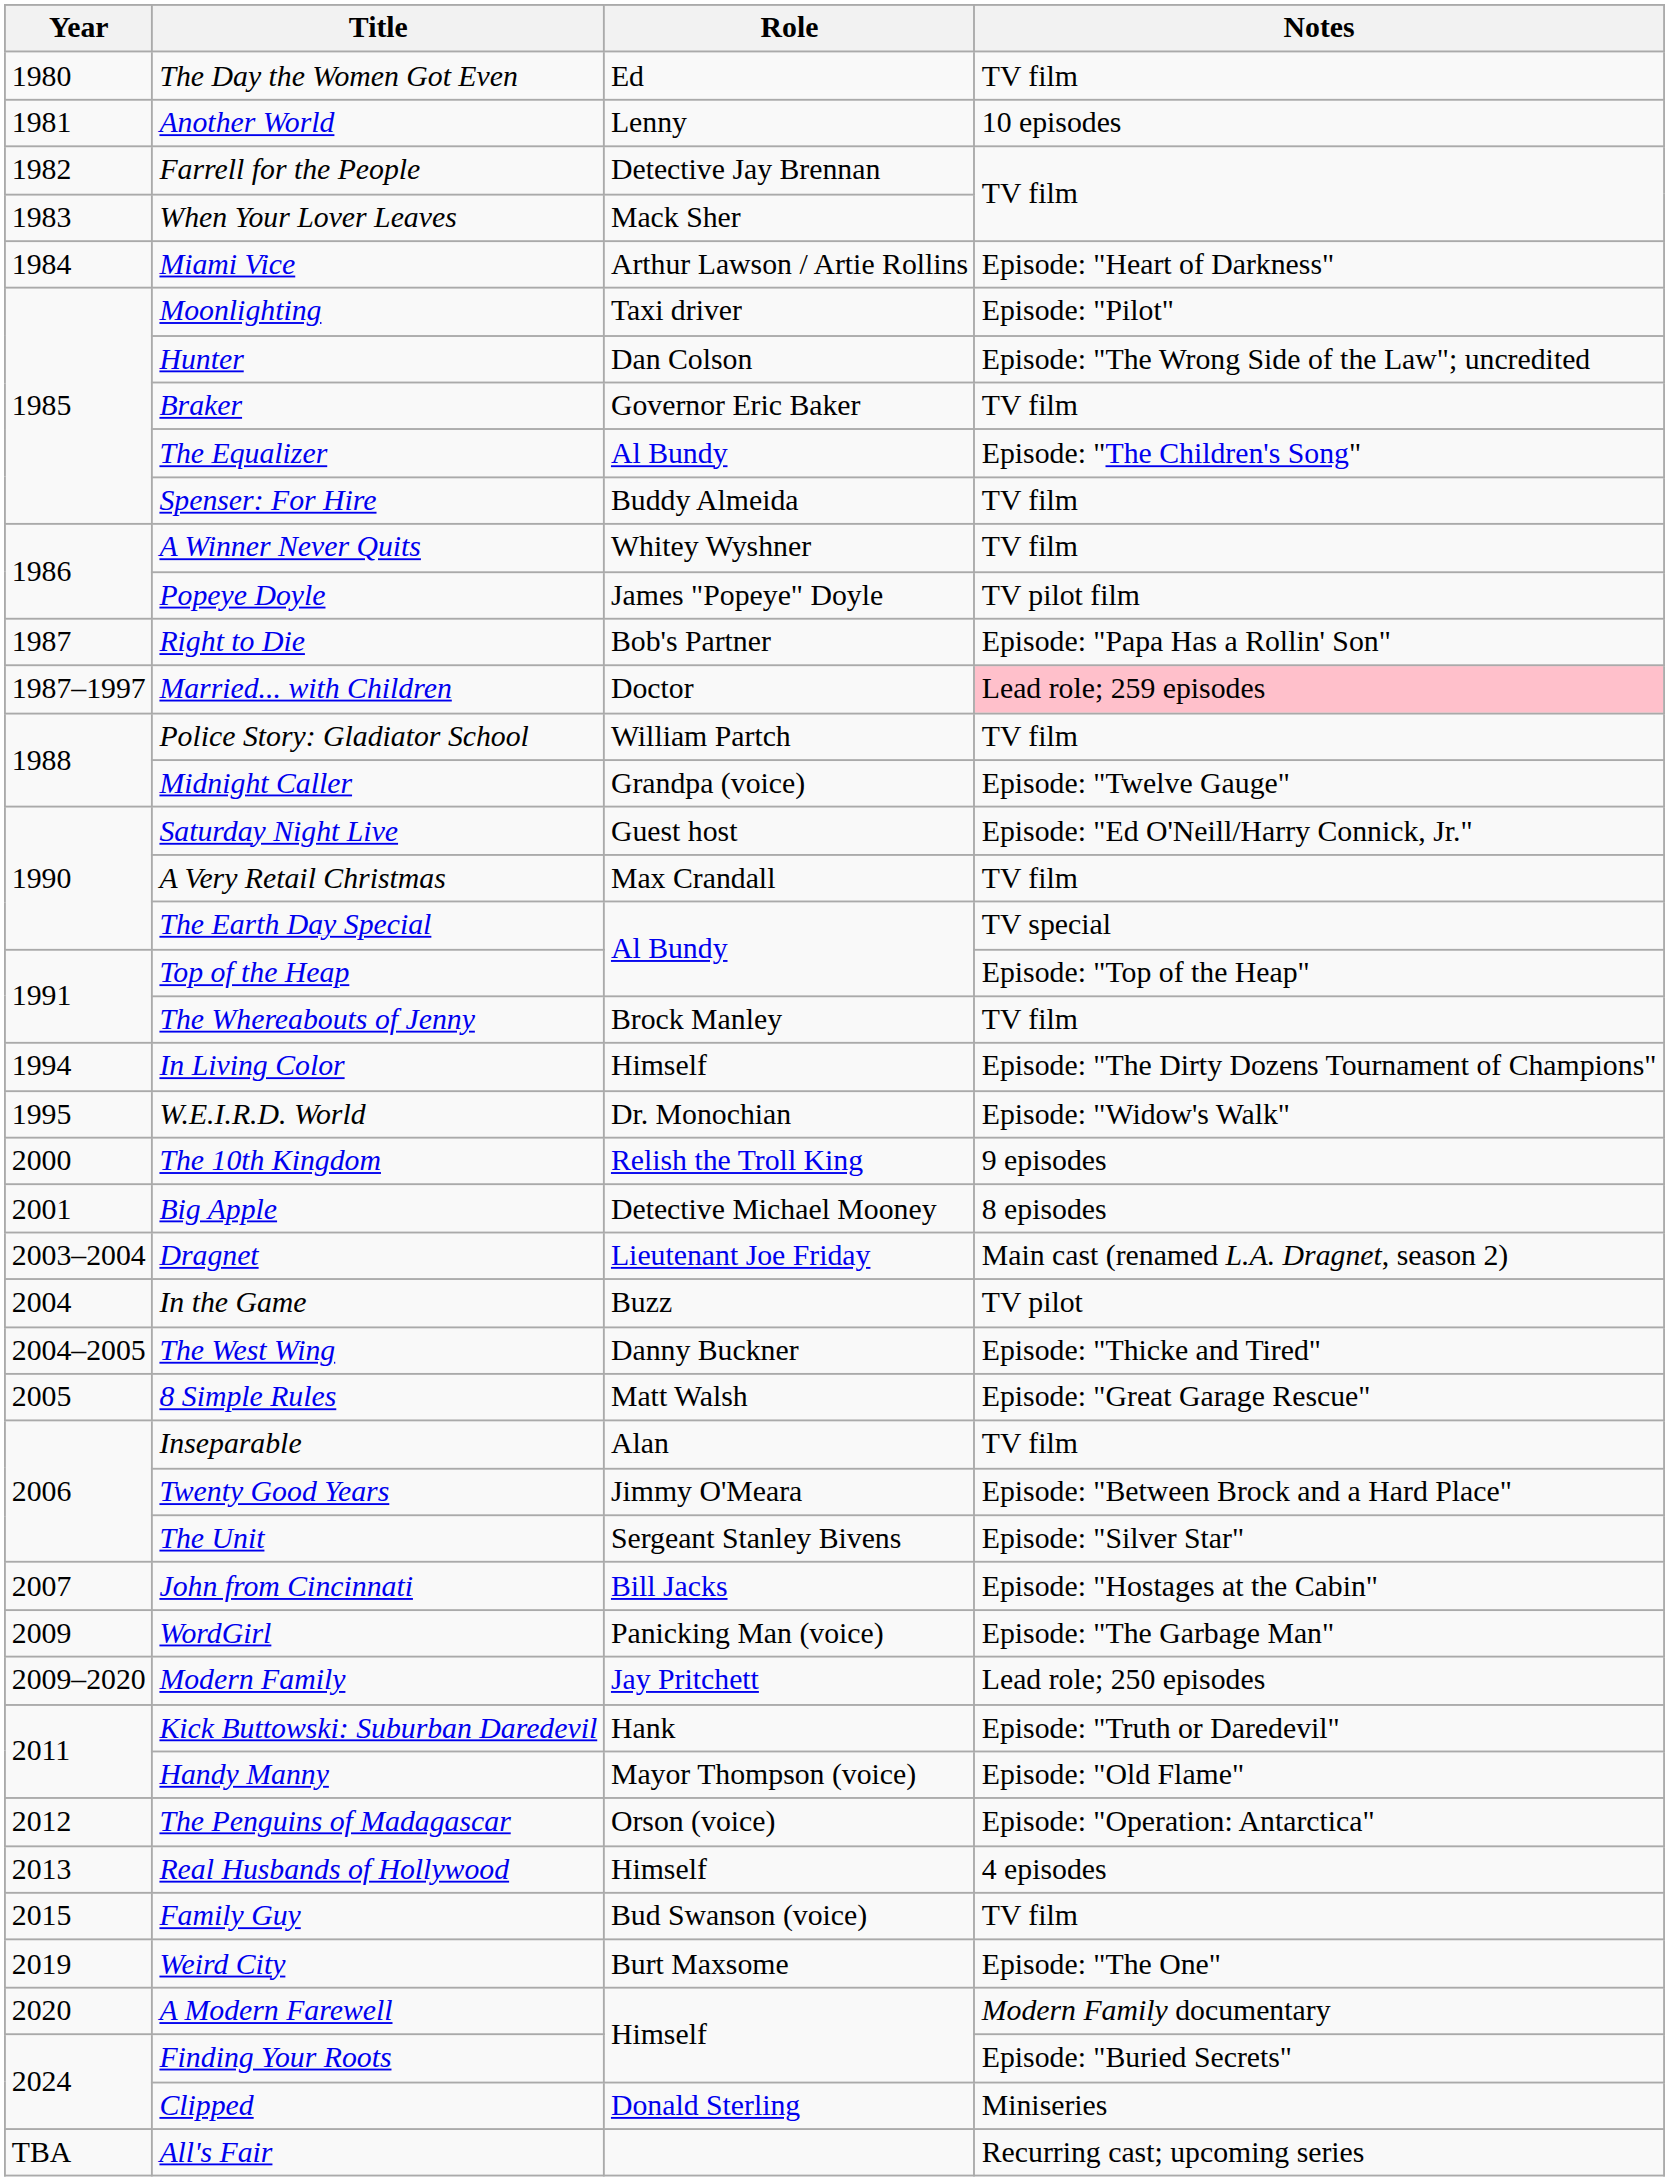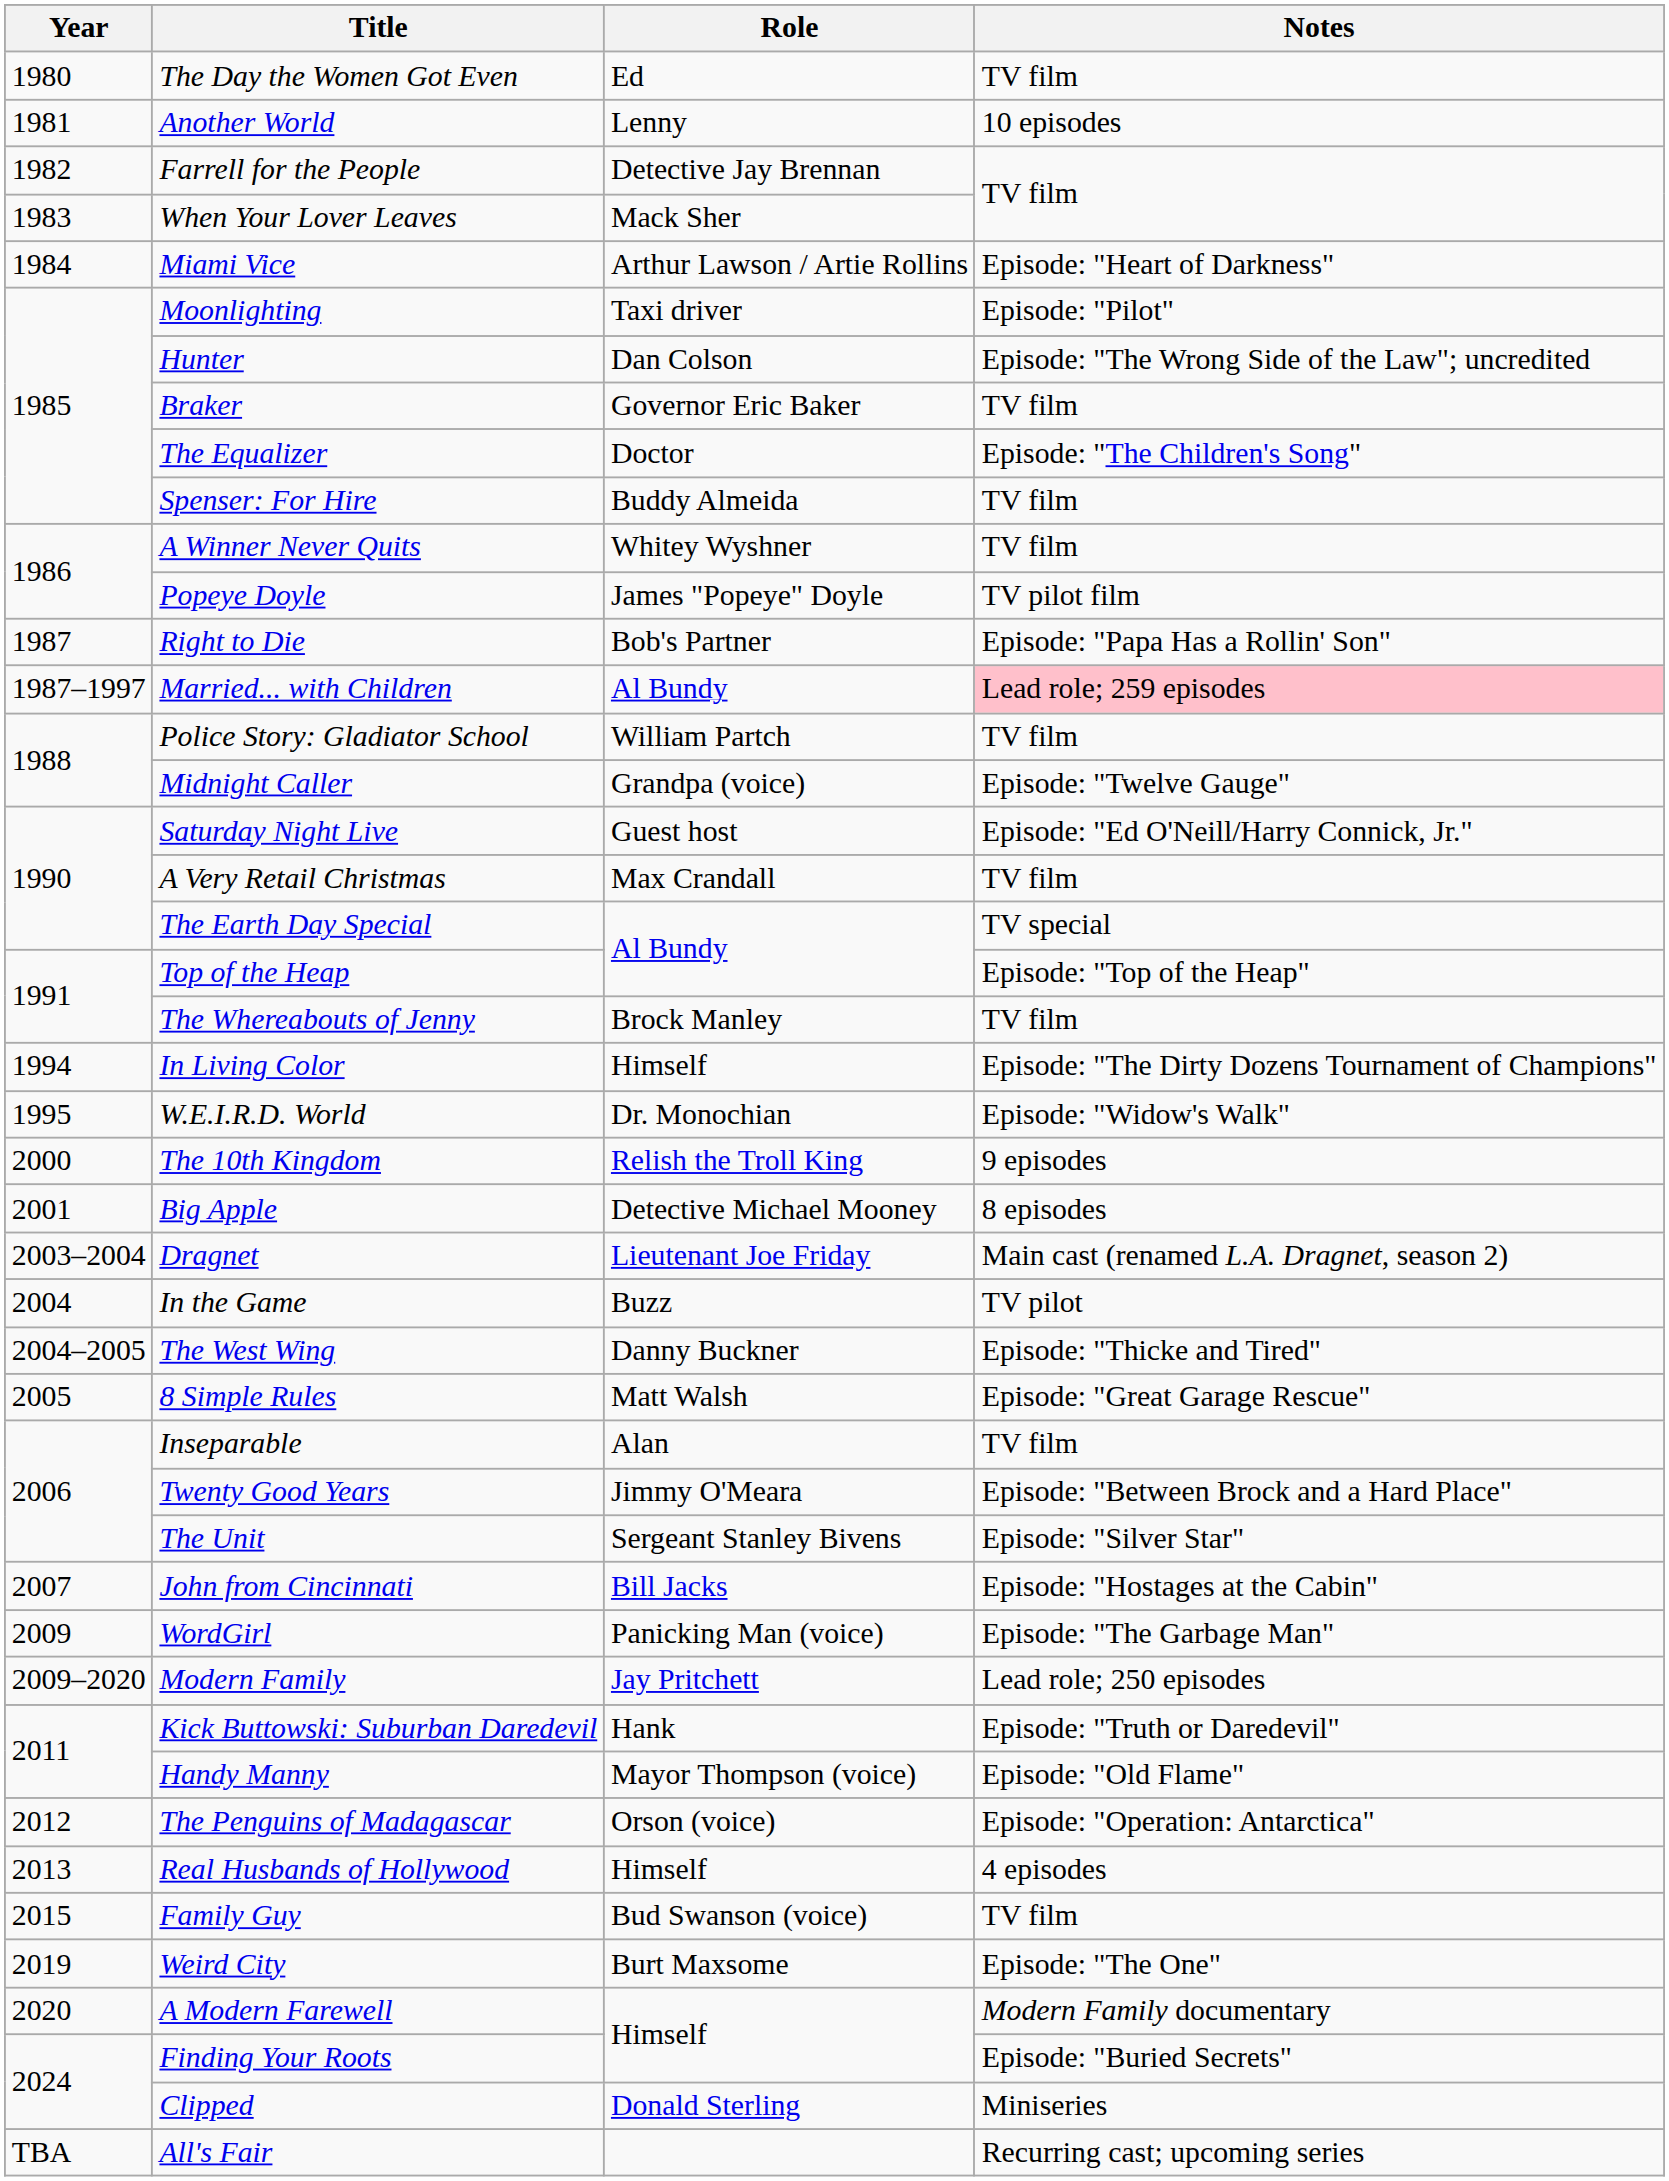(669, 452) Al Bundy -> (652, 452) Doctor
(652, 688) Doctor -> (669, 688) Al Bundy
